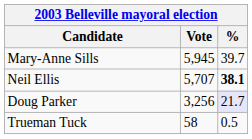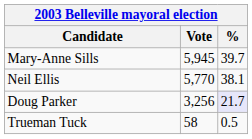(199, 79) 5,707 -> (199, 79) 5,770
(233, 79) bold -> (233, 79) normal
